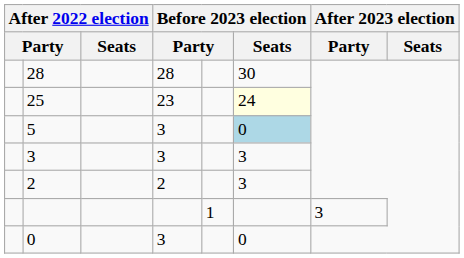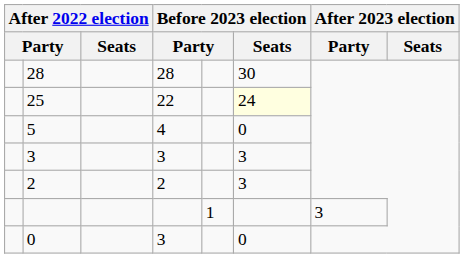(165, 101) 23 -> (165, 101) 22
(161, 128) 3 -> (161, 128) 4
(242, 128) lightblue background -> (242, 128) no background
